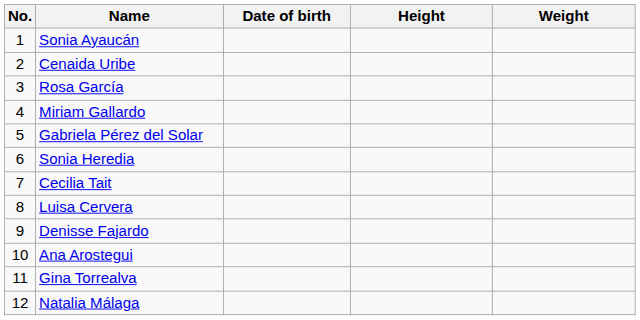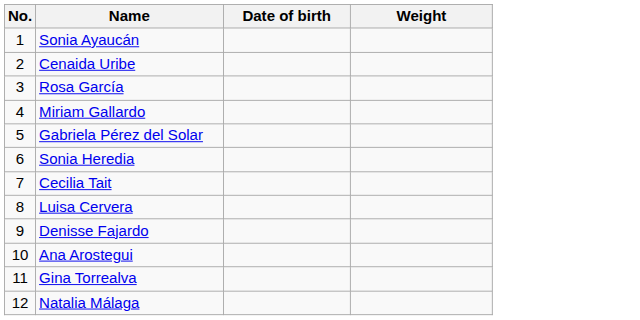- column: (421, 16)
